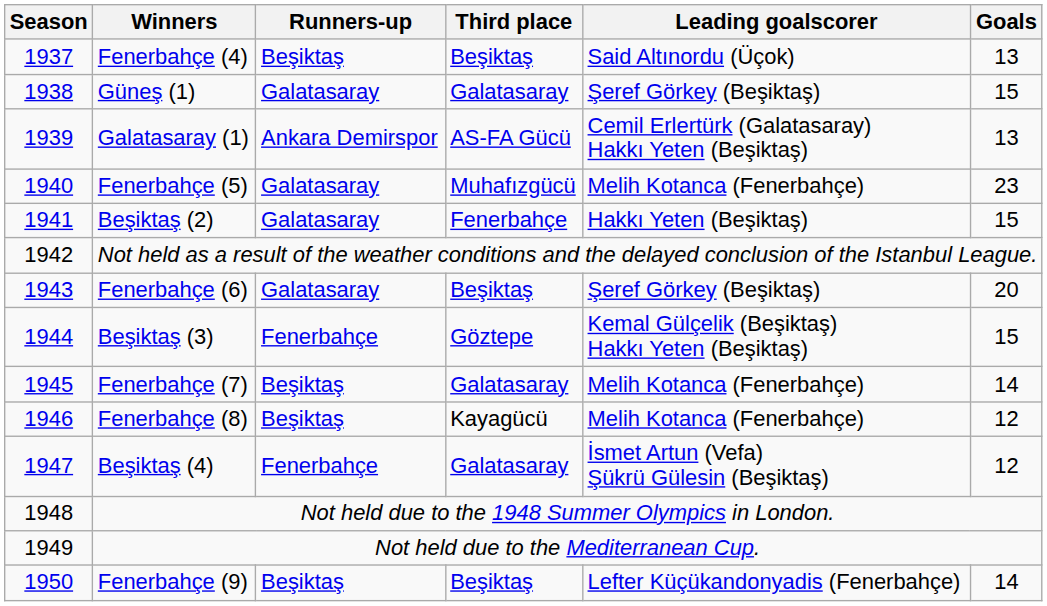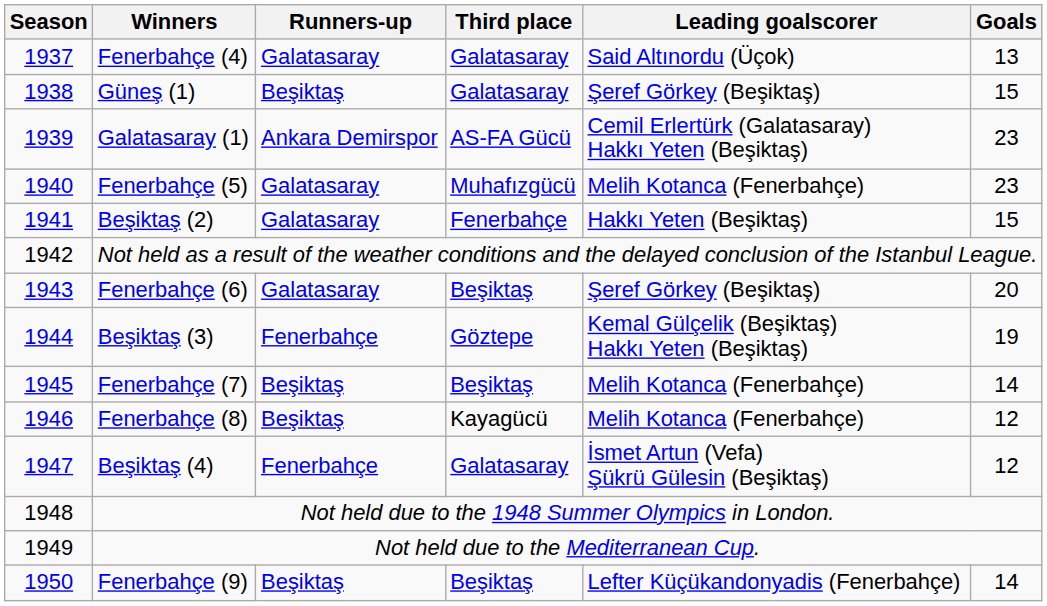(302, 56) Beşiktaş -> (320, 56) Galatasaray
(492, 56) Beşiktaş -> (509, 56) Galatasaray
(320, 91) Galatasaray -> (302, 91) Beşiktaş
(1006, 138) 13 -> (1006, 138) 23
(1006, 336) 15 -> (1006, 336) 19
(509, 384) Galatasaray -> (492, 384) Beşiktaş
